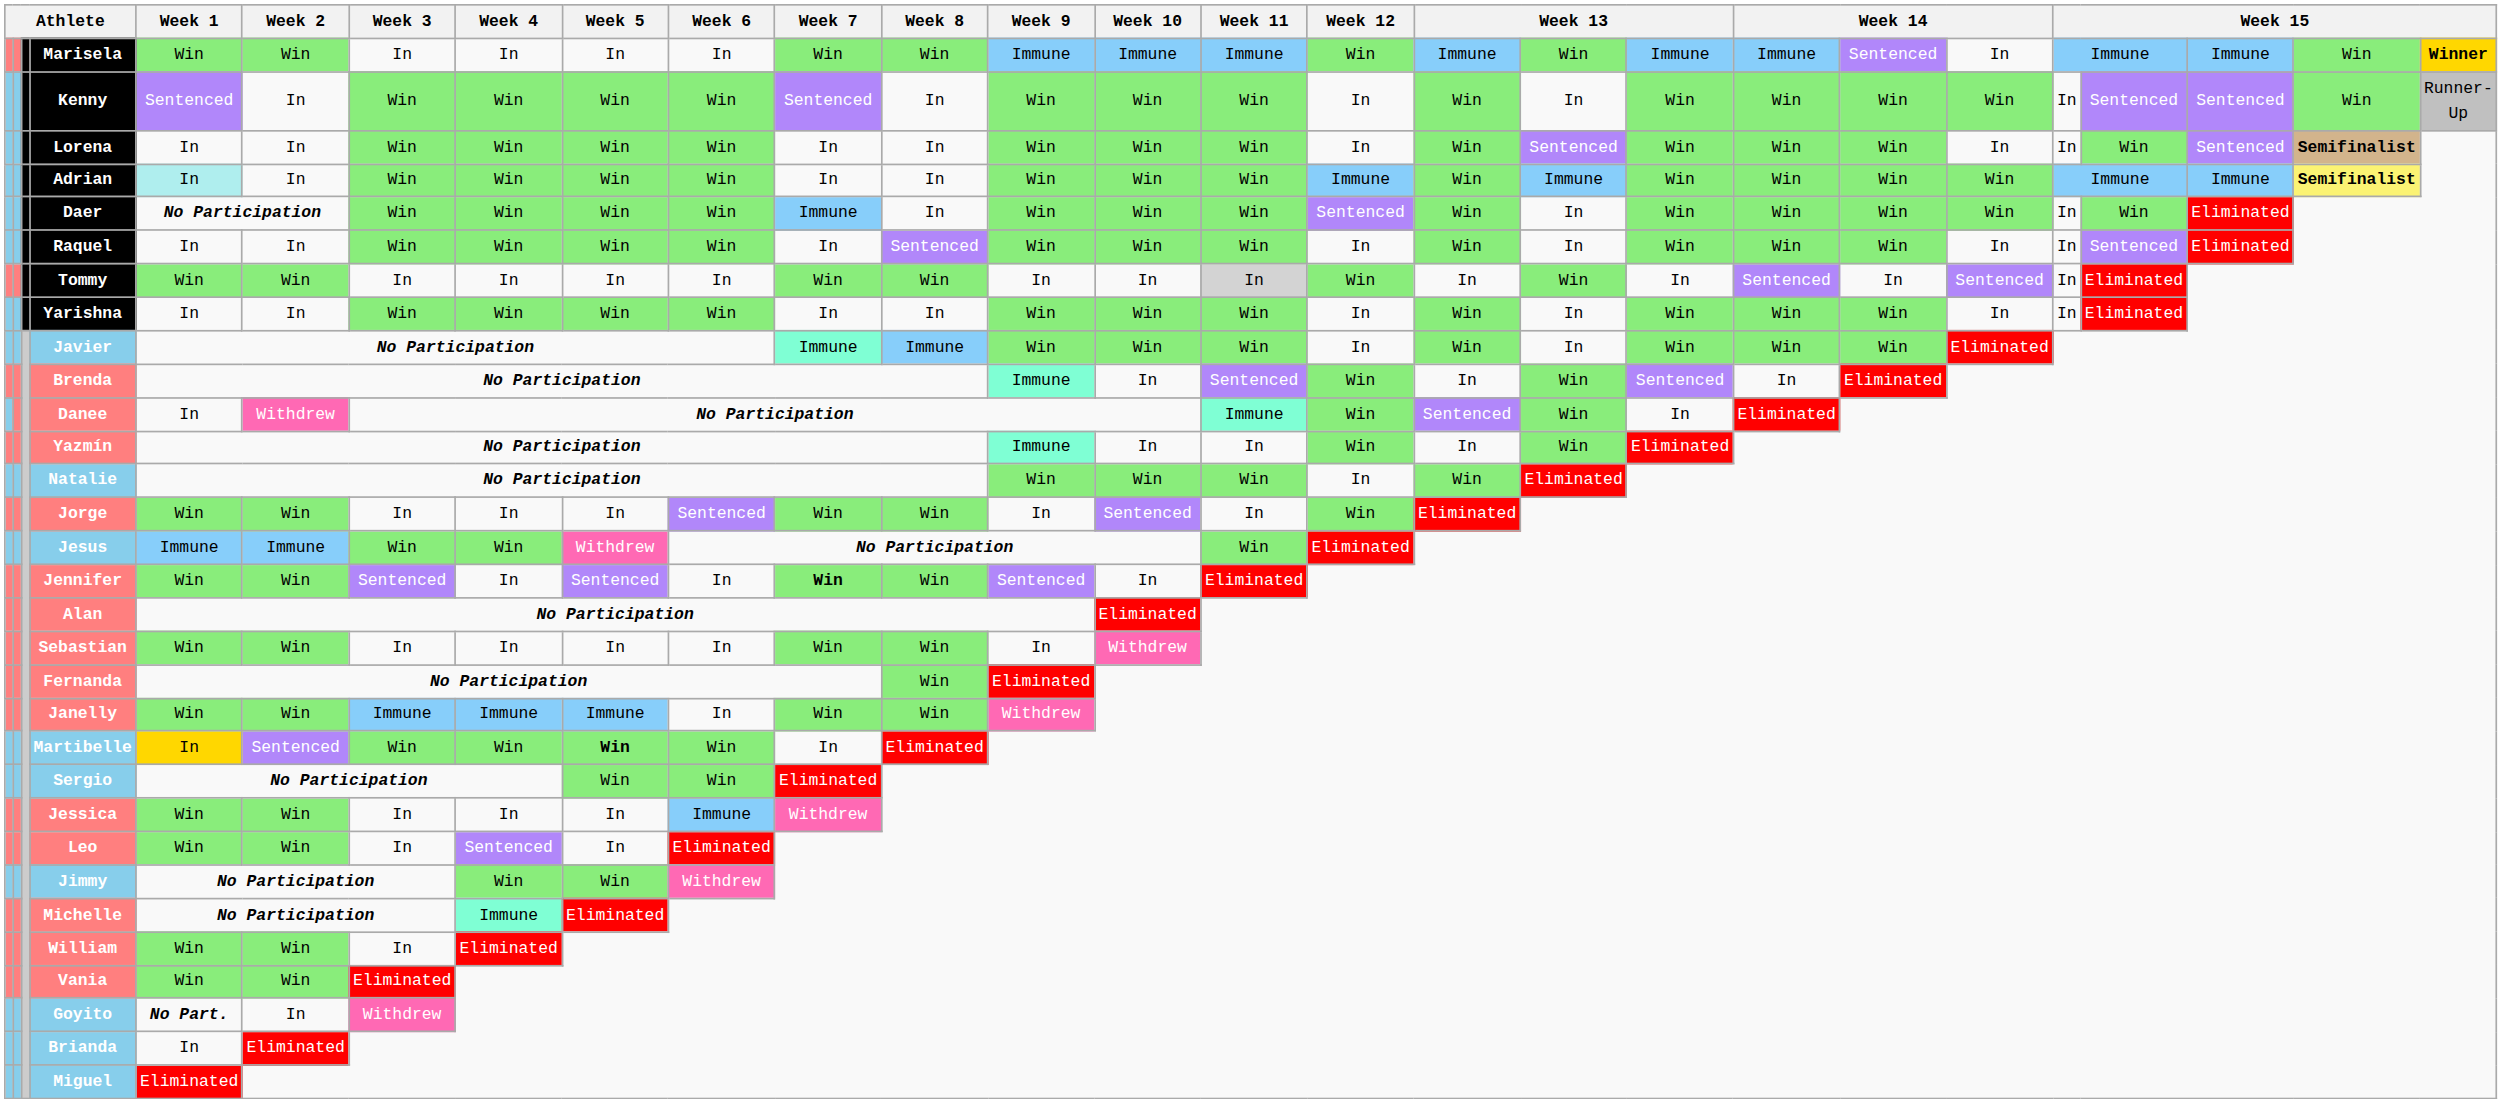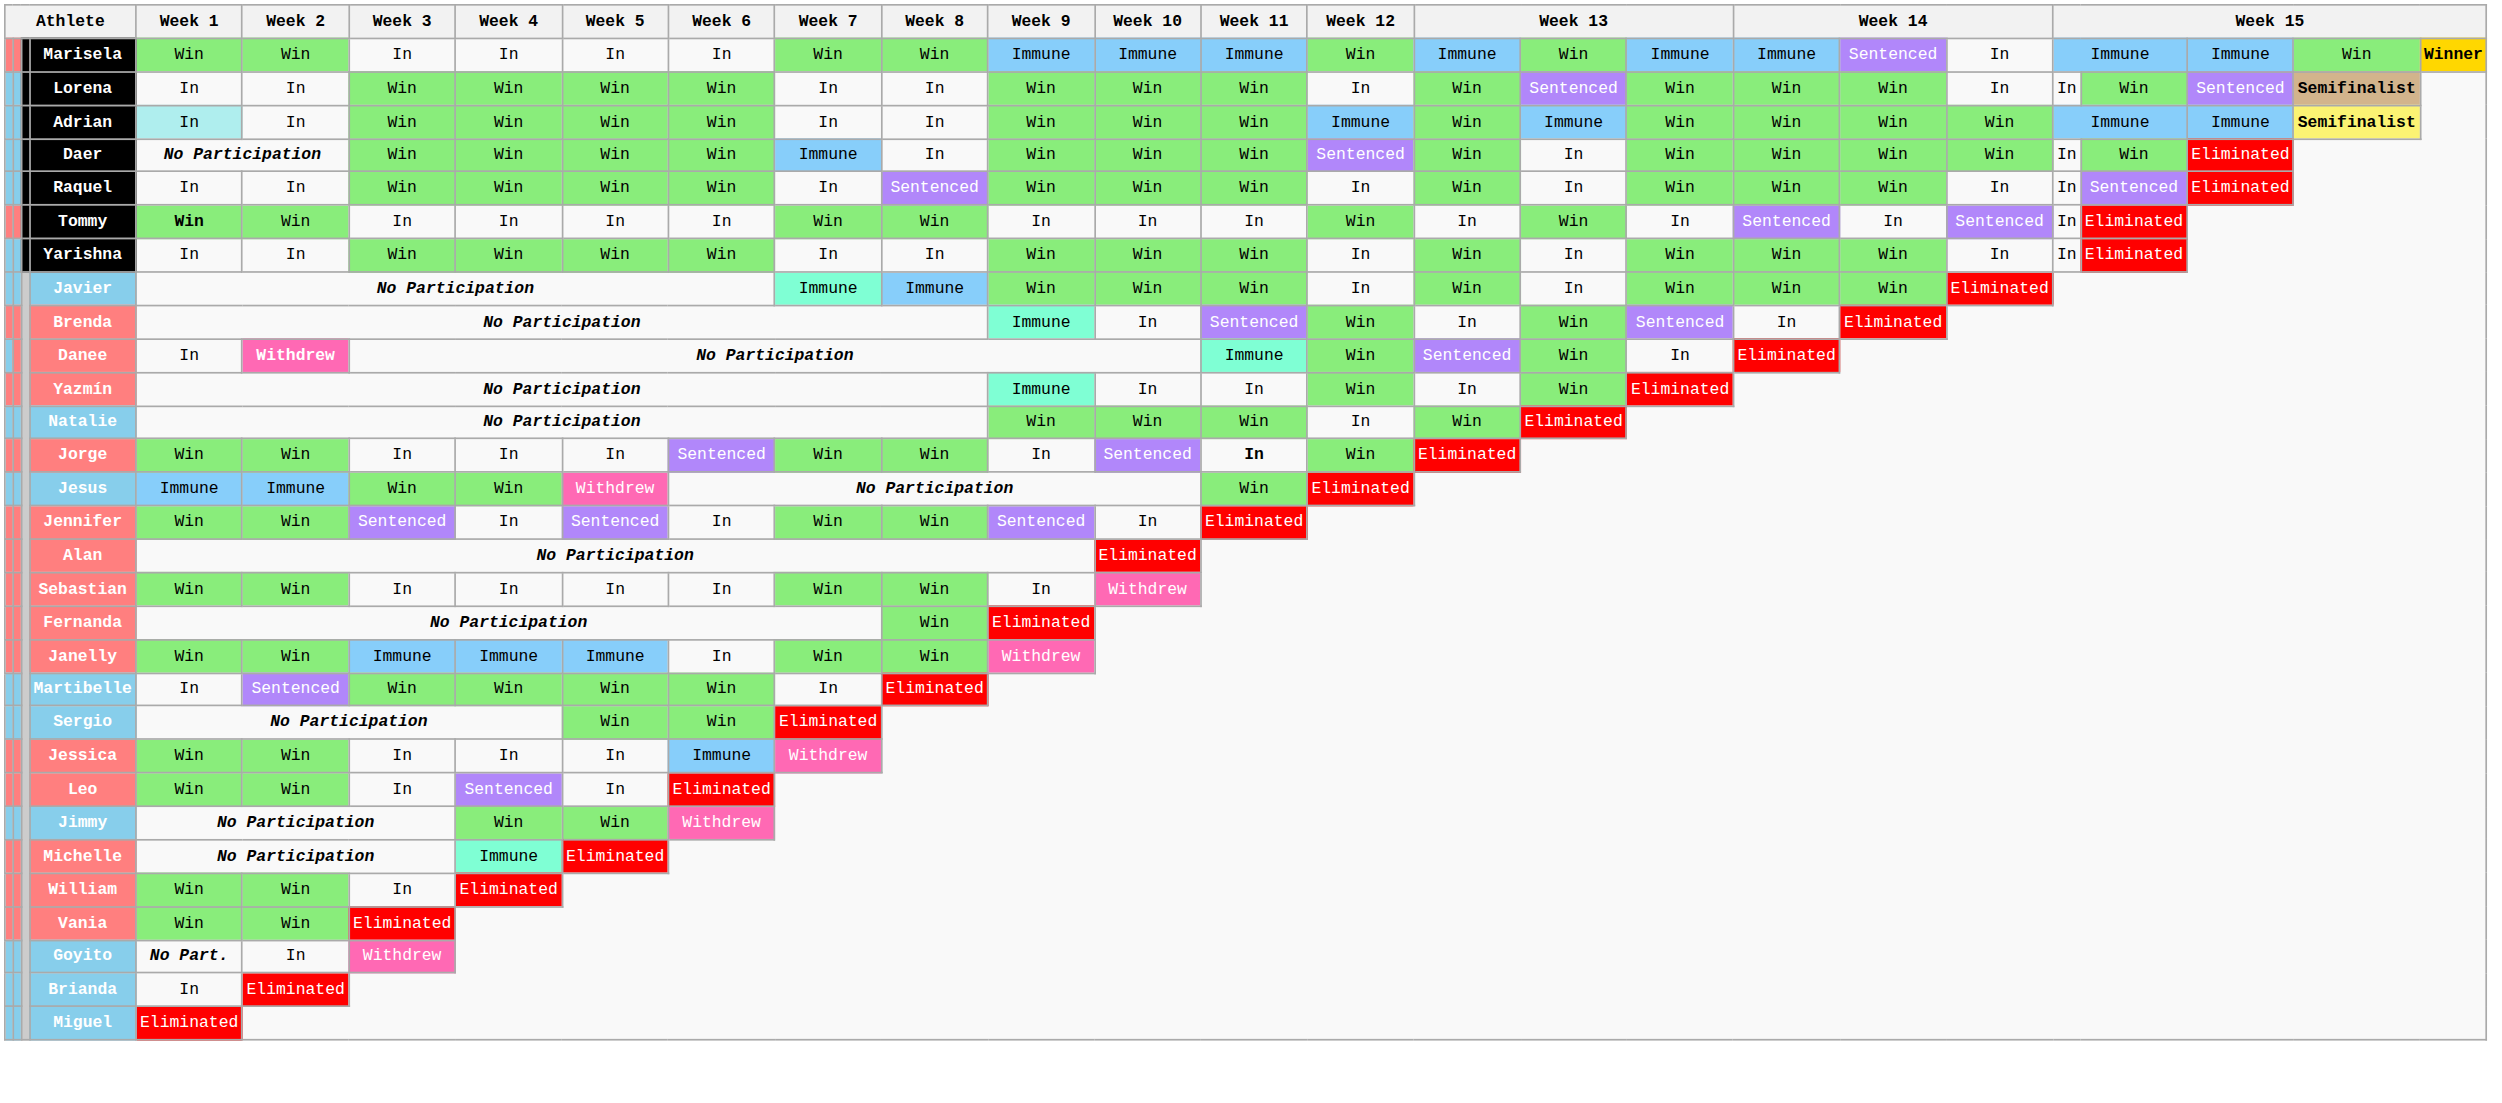- row: (83, 101)
(189, 280) normal -> (189, 222) bold
(1254, 280) lightgrey background -> (1254, 222) no background
(296, 414) normal -> (296, 355) bold
(1254, 514) normal -> (1254, 455) bold
(828, 581) bold -> (828, 522) normal
(189, 748) gold background -> (189, 689) no background
(615, 748) bold -> (615, 689) normal
